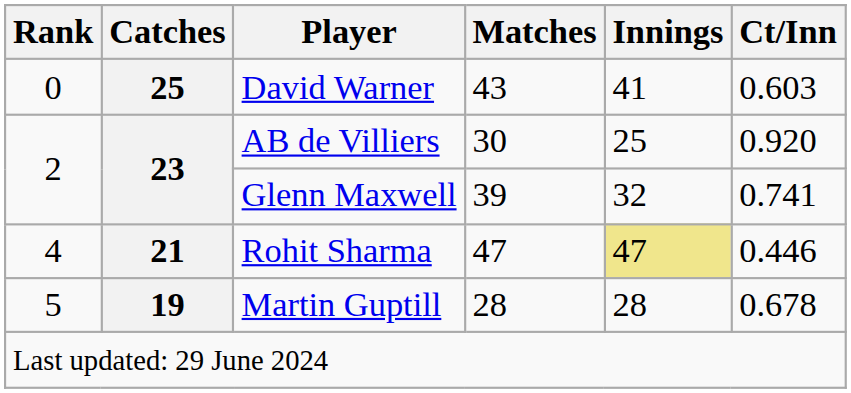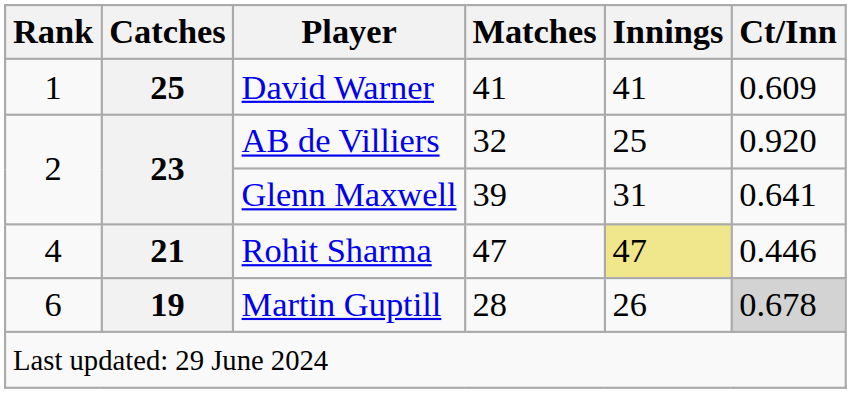(53, 86) 0 -> (53, 86) 1
(490, 86) 43 -> (490, 86) 41
(778, 86) 0.603 -> (778, 86) 0.609
(490, 140) 30 -> (490, 140) 32
(630, 195) 32 -> (630, 195) 31
(778, 195) 0.741 -> (778, 195) 0.641
(53, 304) 5 -> (53, 304) 6
(630, 304) 28 -> (630, 304) 26
(778, 304) no background -> (778, 304) lightgrey background
